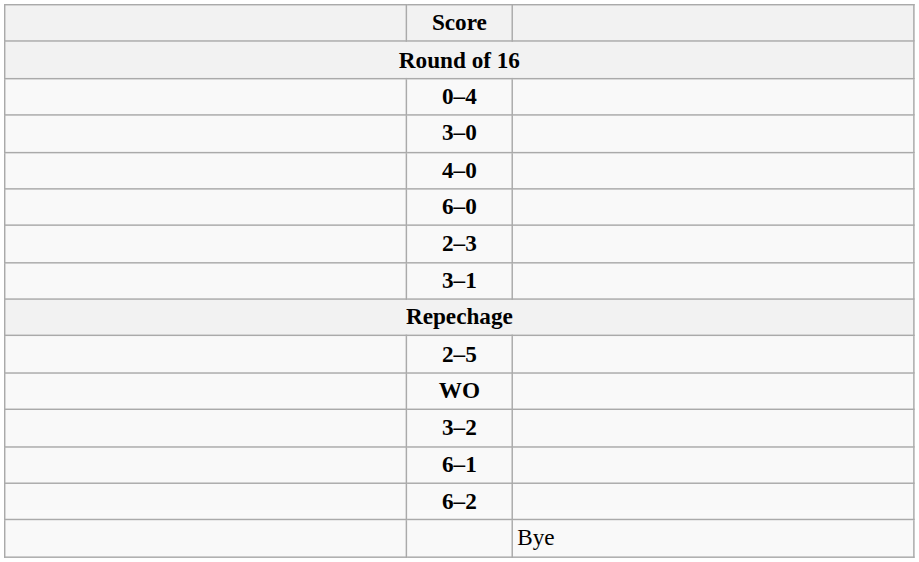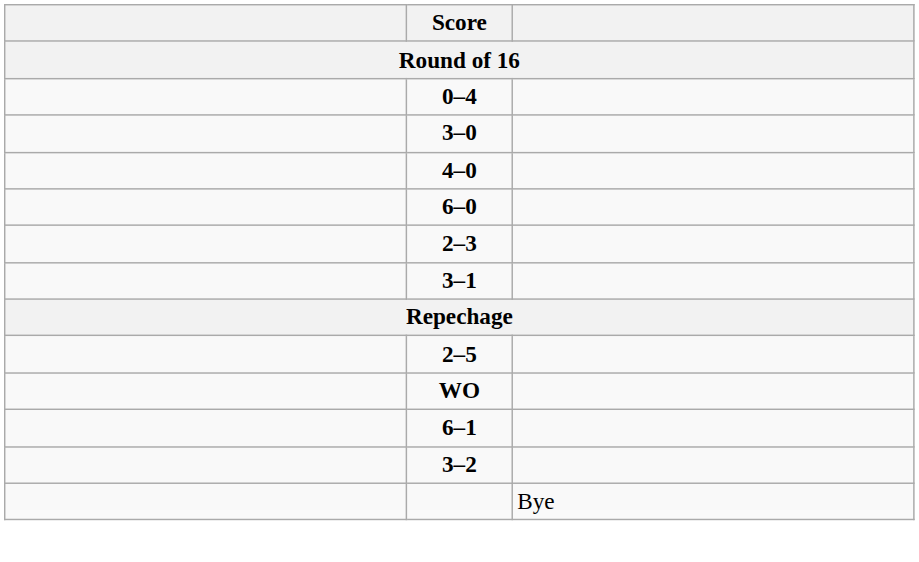rows swapped: (459, 427) <-> (459, 464)
- row: (459, 501)
